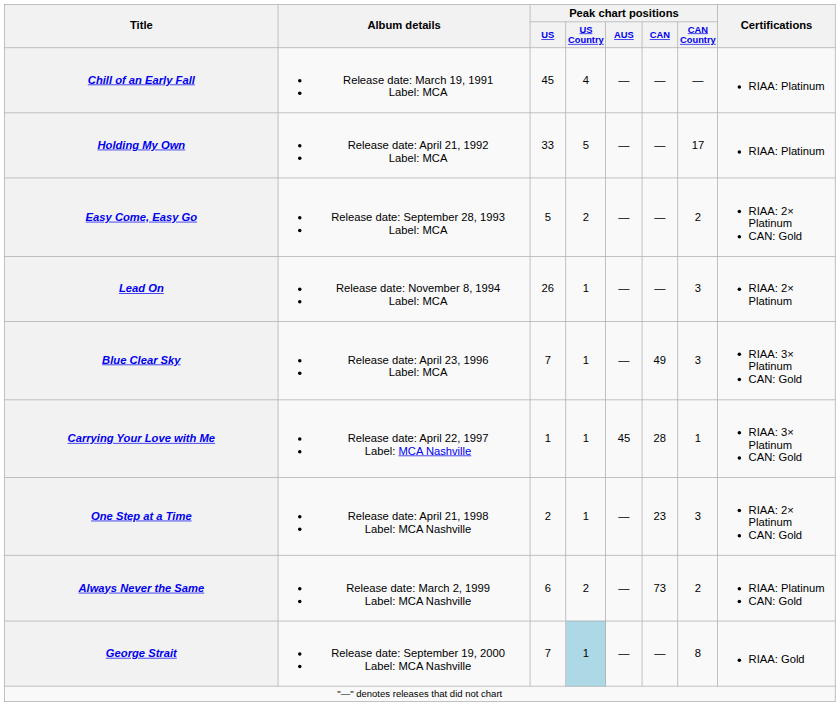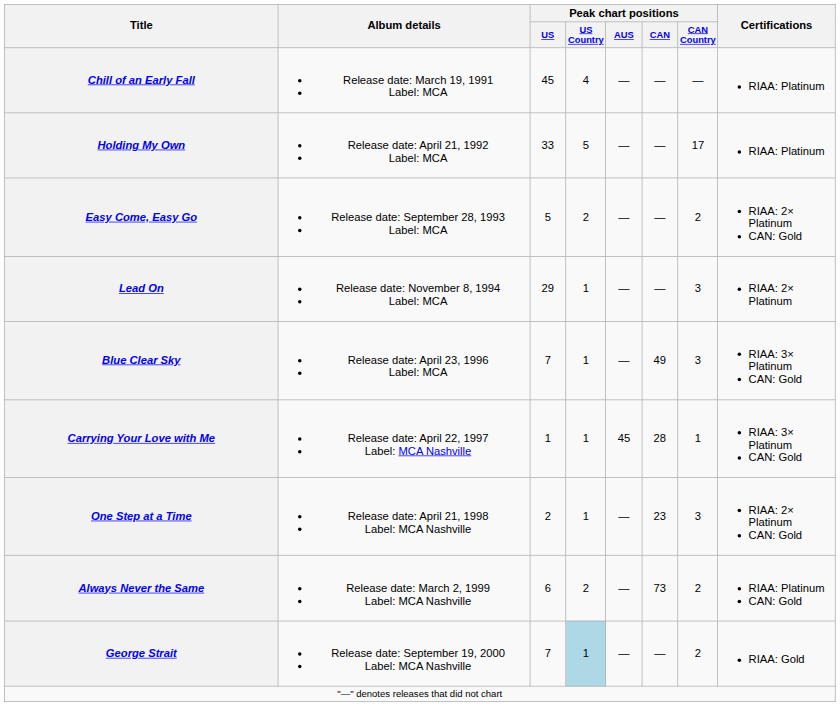(548, 289) 26 -> (548, 289) 29
(698, 653) 8 -> (698, 653) 2
